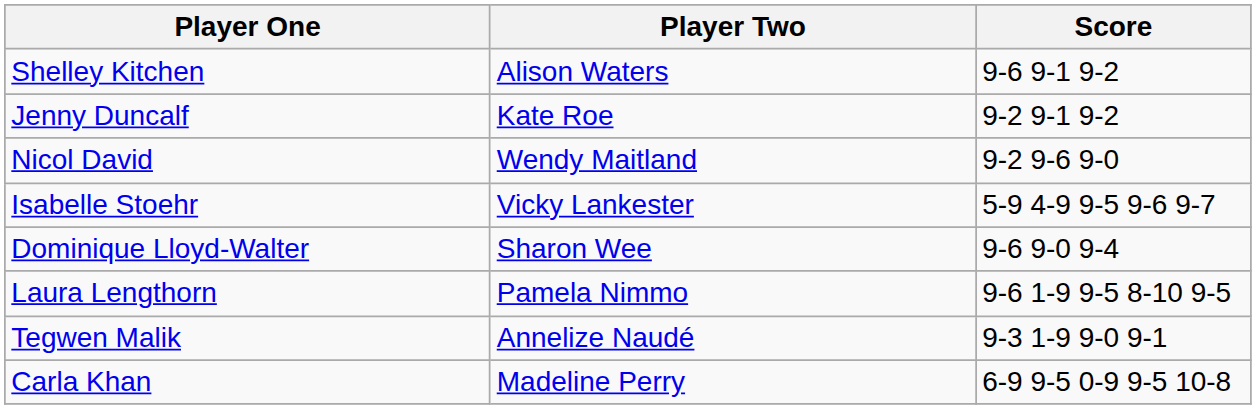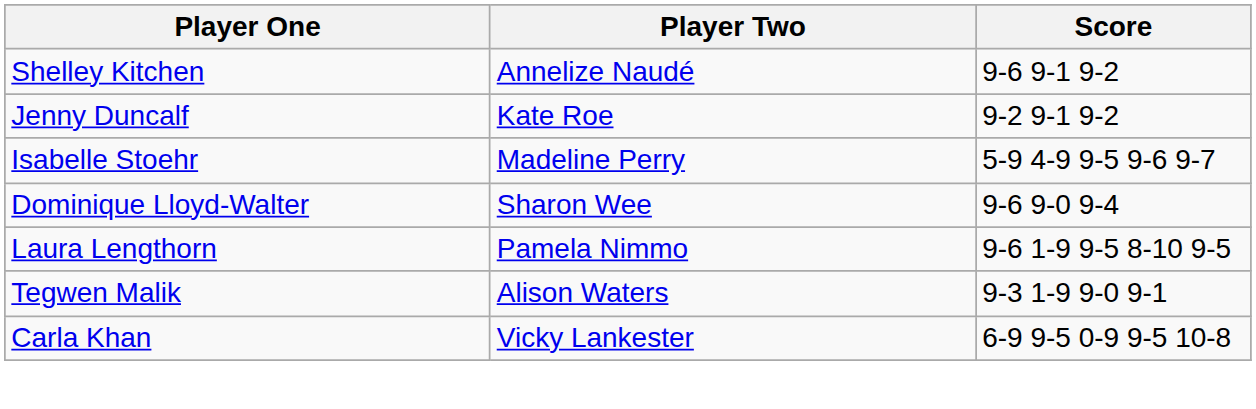(583, 71) Alison Waters -> (596, 71) Annelize Naudé
- row: (82, 159)
(595, 204) Vicky Lankester -> (591, 159) Madeline Perry
(596, 337) Annelize Naudé -> (583, 293) Alison Waters
(591, 381) Madeline Perry -> (595, 337) Vicky Lankester
